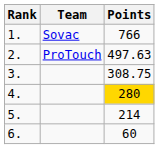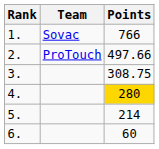(129, 54) 497.63 -> (129, 54) 497.66
